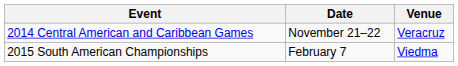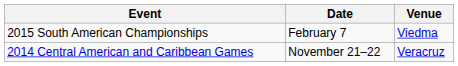rows swapped: (130, 33) <-> (108, 52)
